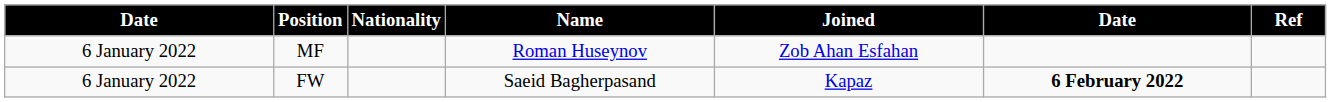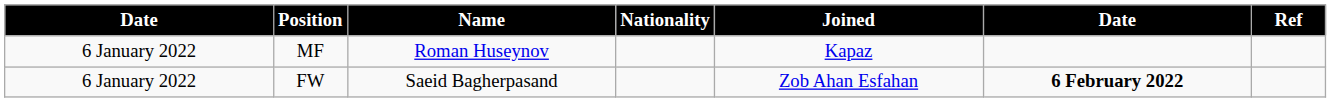columns swapped: (396, 20) <-> (580, 20)
(849, 51) Zob Ahan Esfahan -> (849, 51) Kapaz
(849, 82) Kapaz -> (849, 82) Zob Ahan Esfahan
